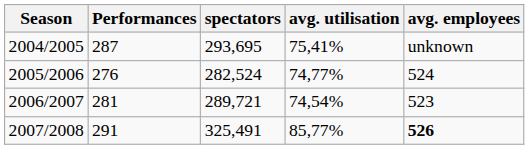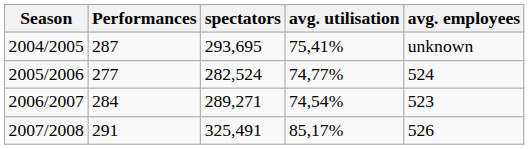(105, 74) 276 -> (105, 74) 277
(105, 102) 281 -> (105, 102) 284
(233, 102) 289,721 -> (233, 102) 289,271
(316, 130) 85,77% -> (316, 130) 85,17%
(421, 130) bold -> (421, 130) normal
